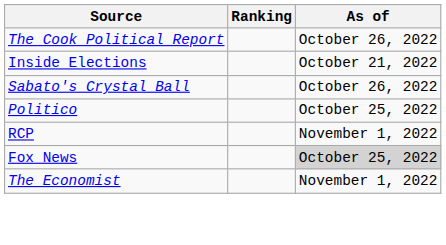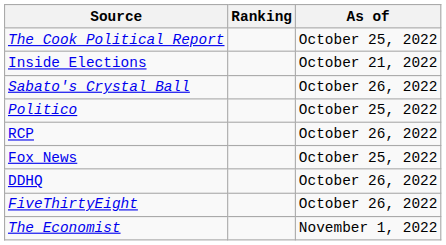(368, 40) October 26, 2022 -> (368, 40) October 25, 2022
(368, 134) November 1, 2022 -> (368, 134) October 26, 2022
(368, 157) lightgrey background -> (368, 157) no background
+ row: (25, 181)
+ row: (73, 204)
